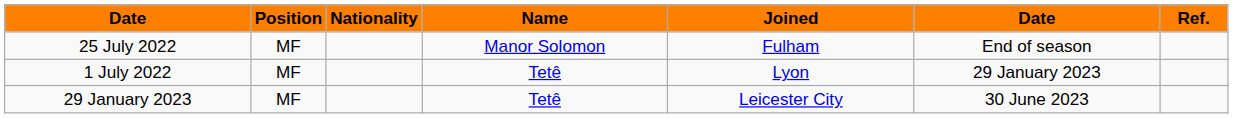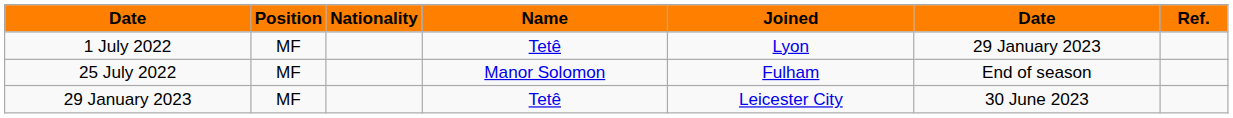rows swapped: (128, 73) <-> (128, 46)
